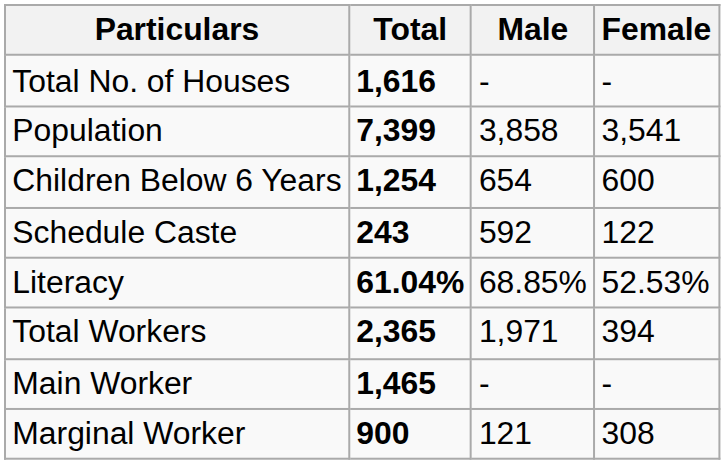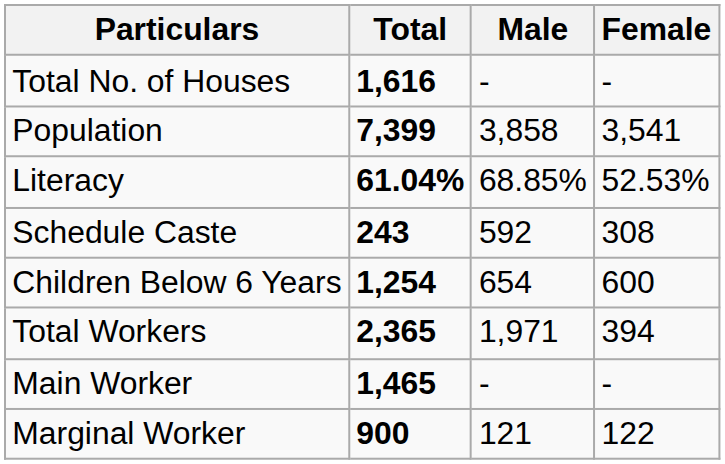rows swapped: (177, 181) <-> (68, 282)
(628, 231) 122 -> (628, 231) 308
(628, 433) 308 -> (628, 433) 122
